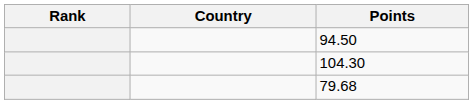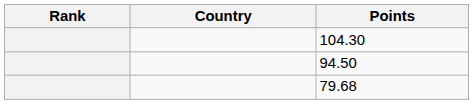rows swapped: (342, 63) <-> (338, 39)
